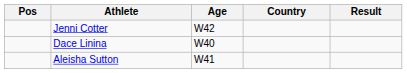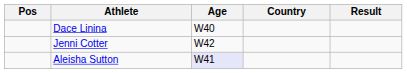rows swapped: (80, 44) <-> (81, 28)
(204, 60) no background -> (204, 60) lavender background
